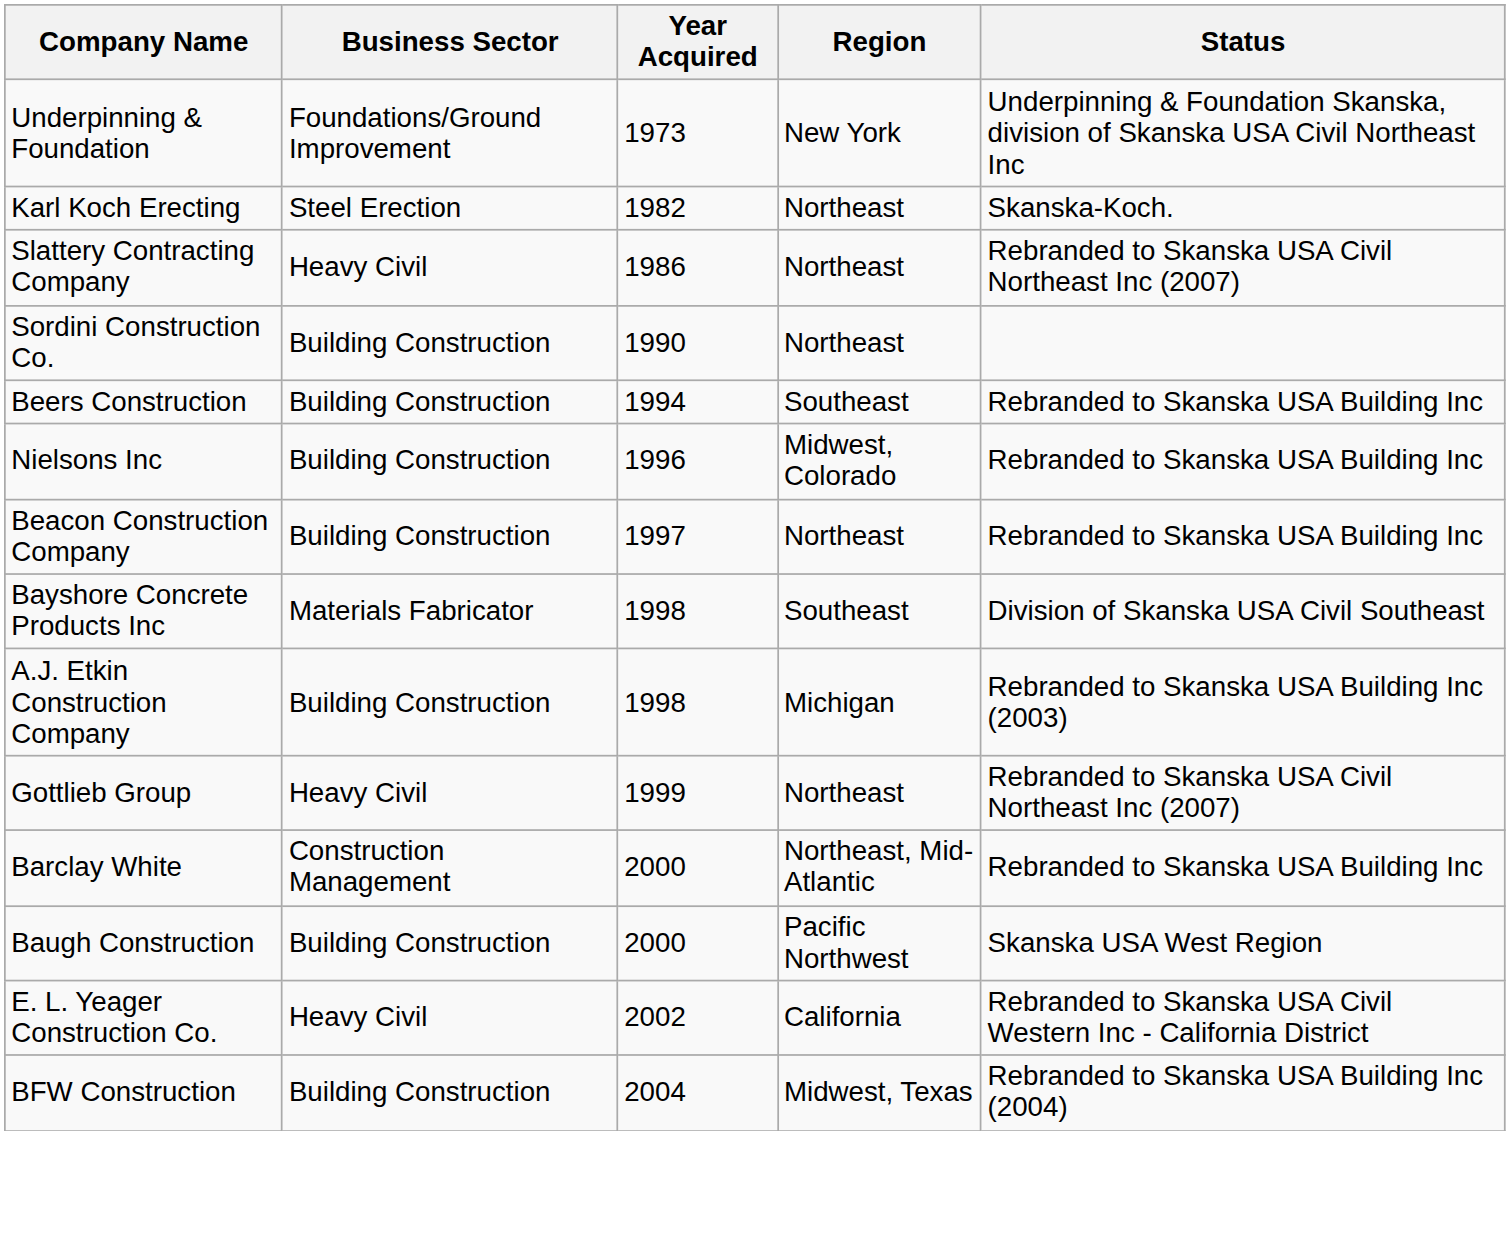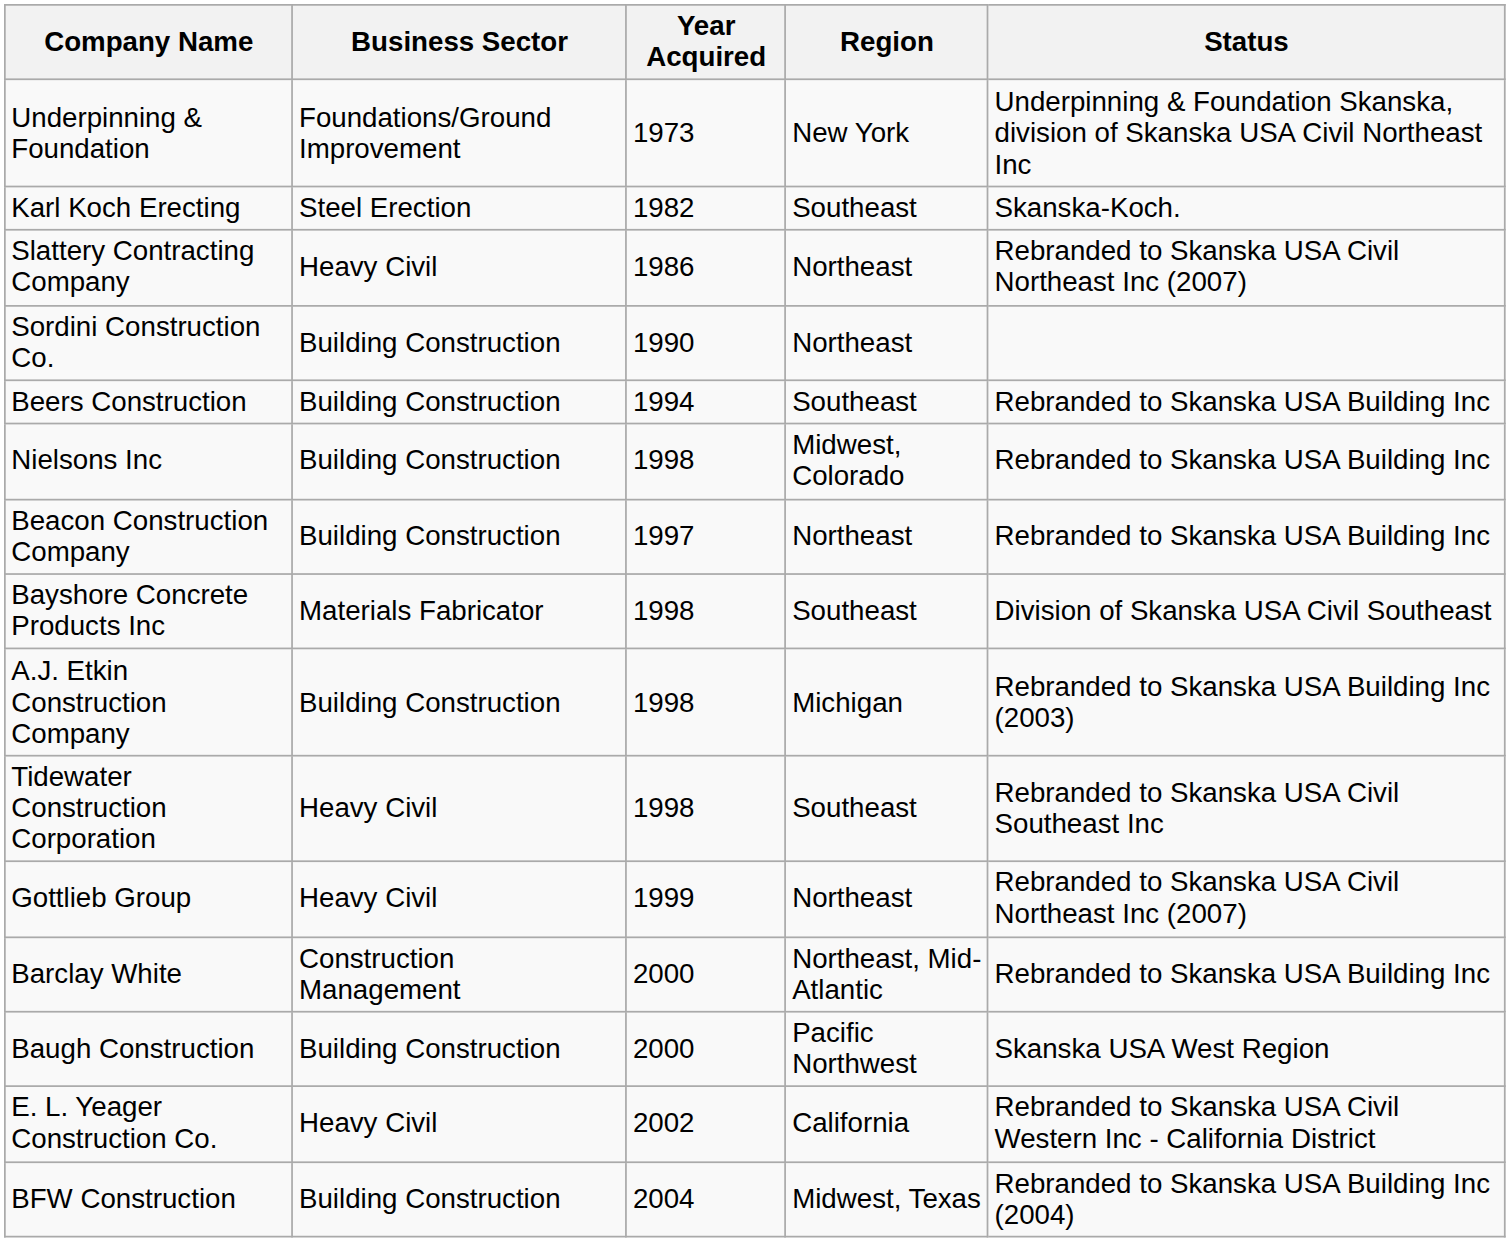(844, 207) Northeast -> (854, 207) Southeast
(655, 461) 1996 -> (664, 461) 1998
+ row: (89, 807)
